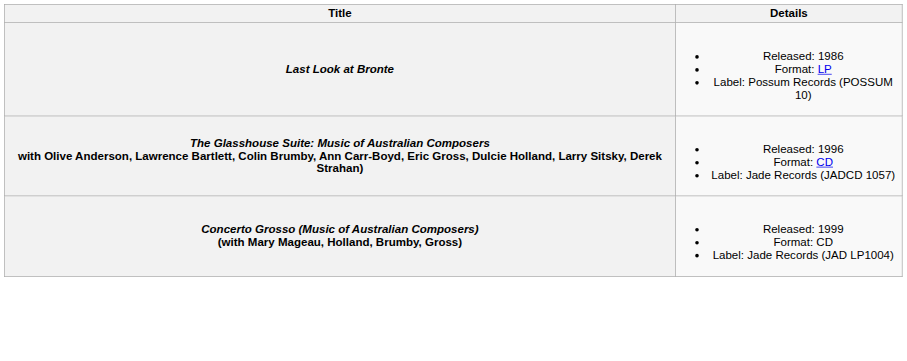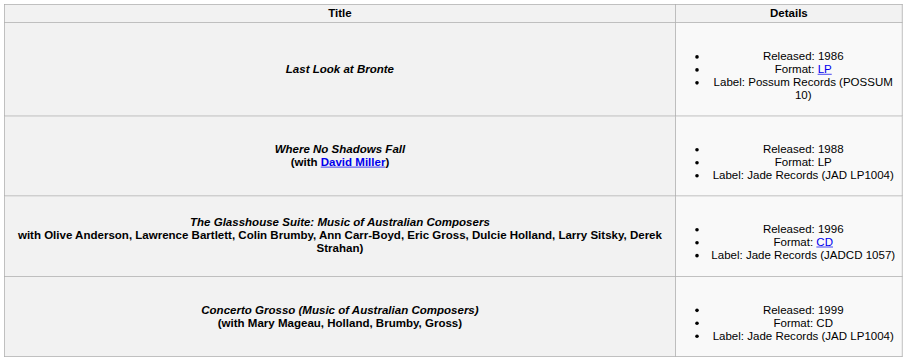+ row: (340, 156)
